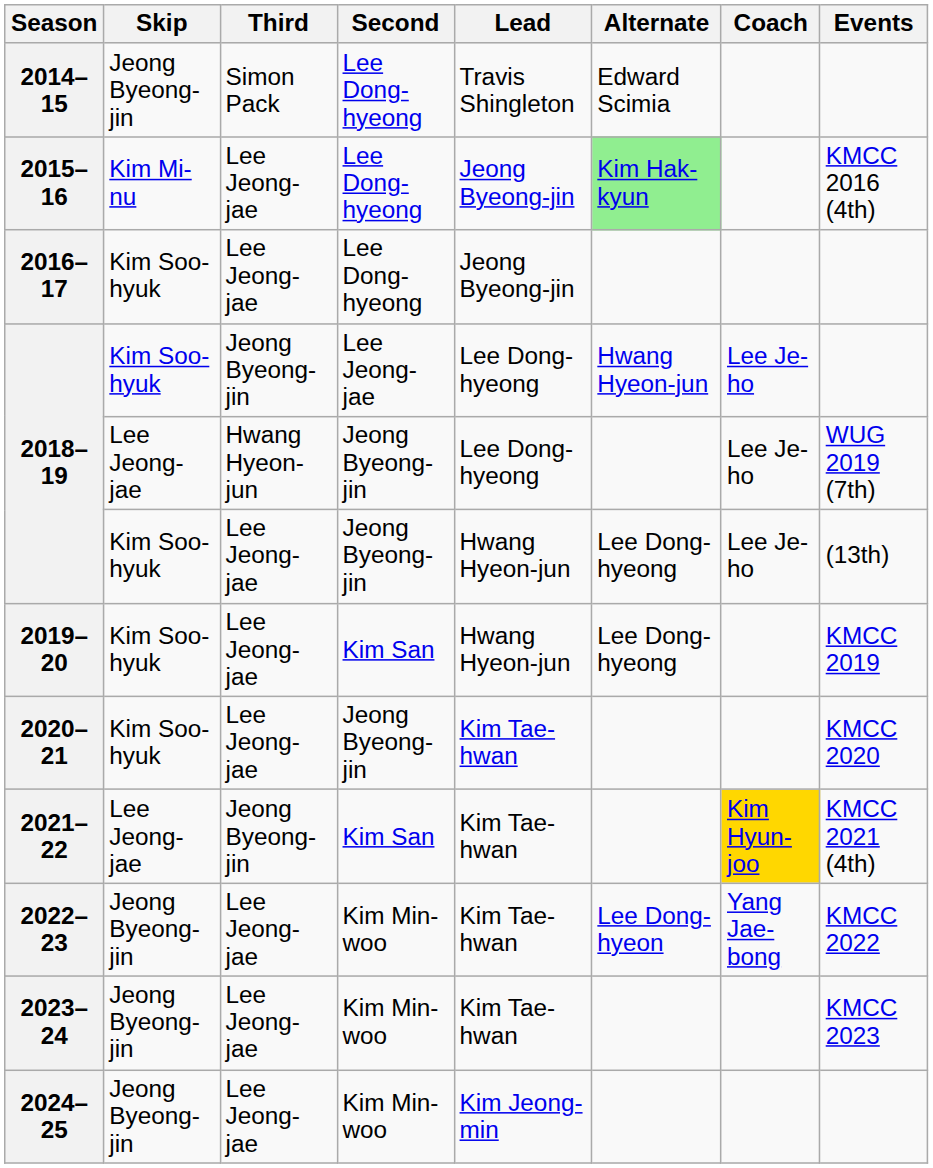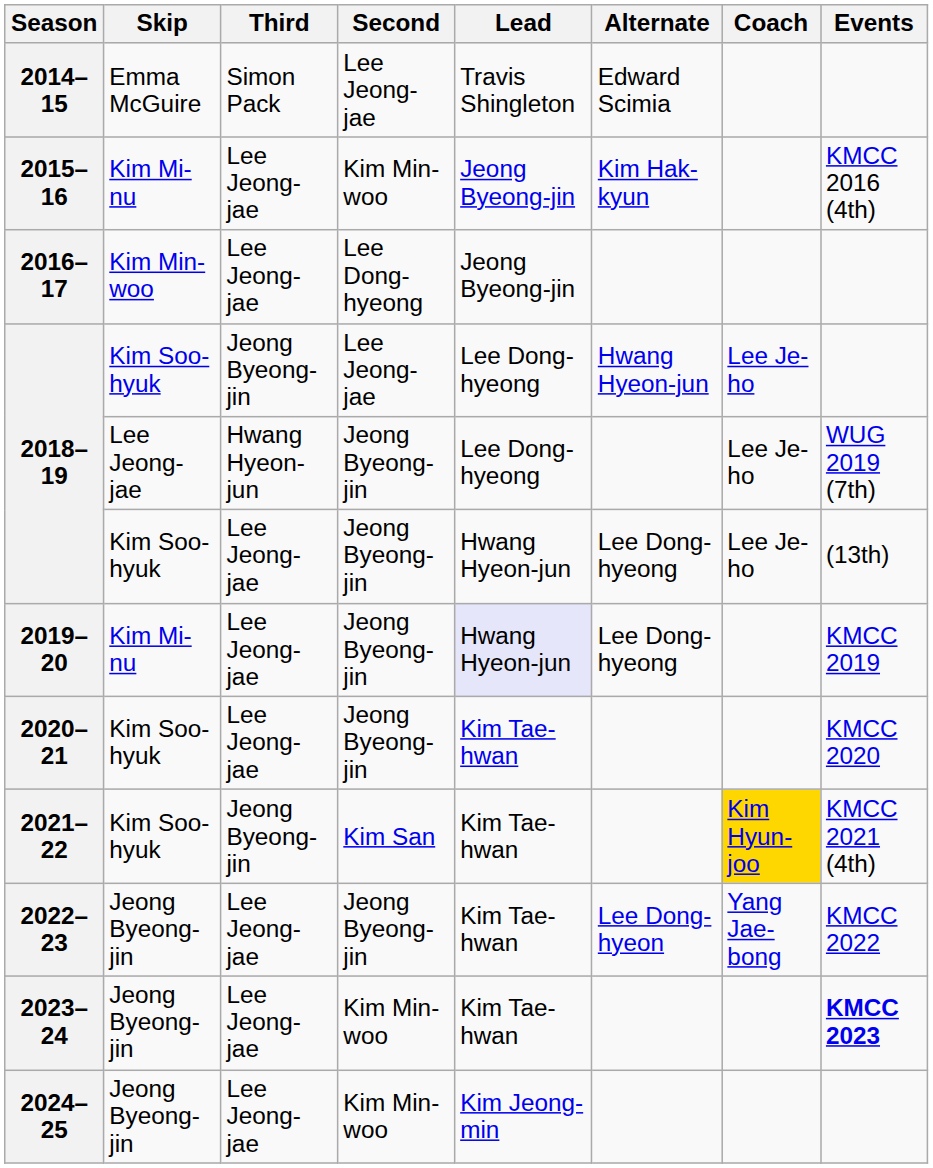(155, 89) Jeong Byeong-jin -> (155, 89) Emma McGuire
(382, 89) Lee Dong-hyeong -> (380, 89) Lee Jeong-jae
(382, 183) Lee Dong-hyeong -> (391, 183) Kim Min-woo
(647, 183) lightgreen background -> (648, 183) no background
(159, 276) Kim Soo-hyuk -> (157, 276) Kim Min-woo
(159, 649) Kim Soo-hyuk -> (150, 649) Kim Mi-nu
(388, 649) Kim San -> (389, 649) Jeong Byeong-jin
(515, 649) no background -> (516, 649) lavender background
(146, 836) Lee Jeong-jae -> (159, 836) Kim Soo-hyuk
(390, 929) Kim Min-woo -> (389, 929) Jeong Byeong-jin
(862, 1022) normal -> (862, 1022) bold
